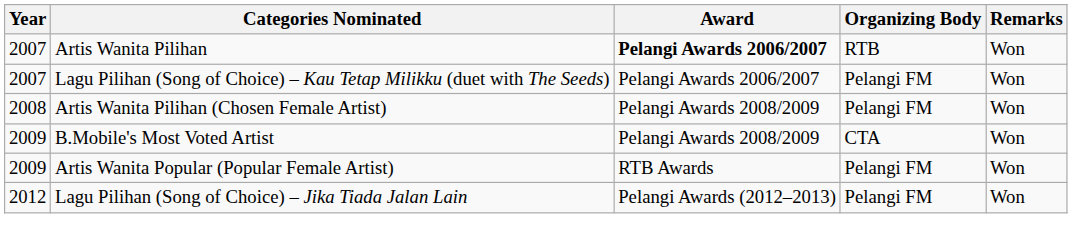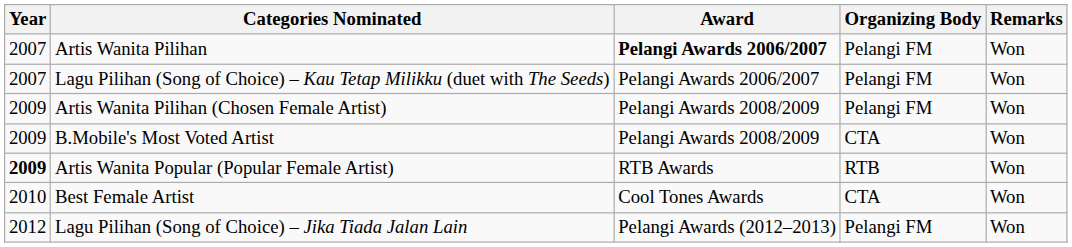(862, 49) RTB -> (888, 49) Pelangi FM
(28, 108) 2008 -> (28, 108) 2009
(28, 167) normal -> (28, 167) bold
(888, 167) Pelangi FM -> (862, 167) RTB
+ row: (125, 197)
